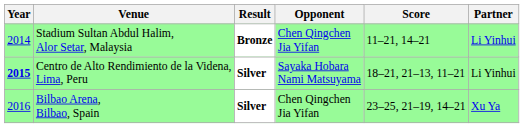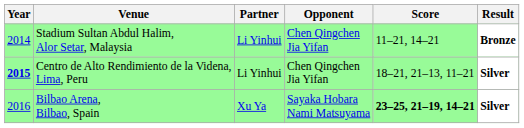columns swapped: (493, 14) <-> (255, 14)
(319, 73) Sayaka Hobara Nami Matsuyama -> (323, 73) Chen Qingchen Jia Yifan
(314, 106) Chen Qingchen Jia Yifan -> (329, 106) Sayaka Hobara Nami Matsuyama
(416, 106) normal -> (425, 106) bold
